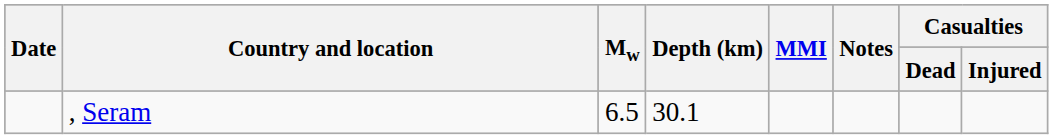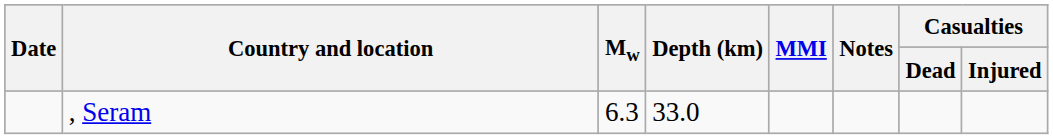(622, 111) 6.5 -> (622, 111) 6.3
(676, 111) 30.1 -> (676, 111) 33.0
